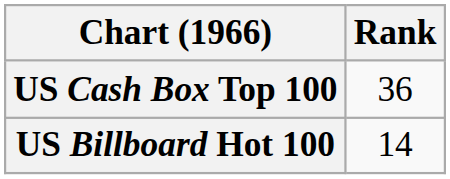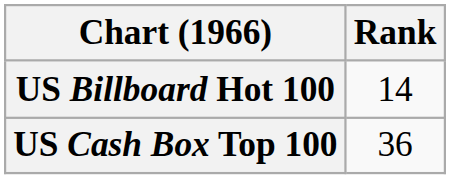rows swapped: (175, 144) <-> (175, 88)
